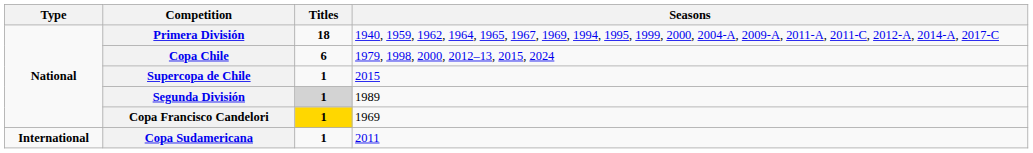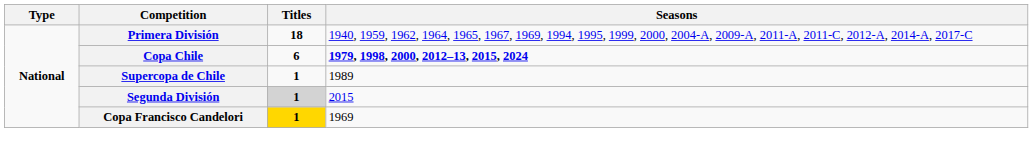(455, 56) normal -> (428, 56) bold
(368, 76) 2015 -> (341, 76) 1989
(368, 97) 1989 -> (341, 97) 2015
- row: (199, 138)
